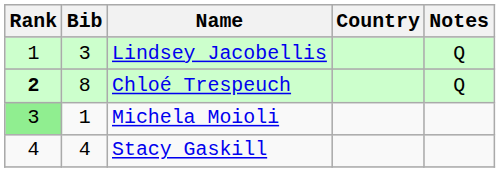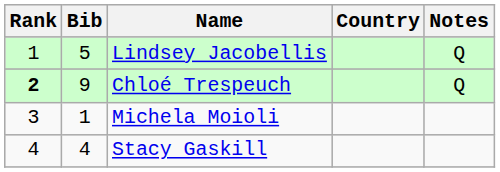(85, 53) 3 -> (85, 53) 5
(85, 86) 8 -> (85, 86) 9
(33, 118) lightgreen background -> (33, 118) no background
